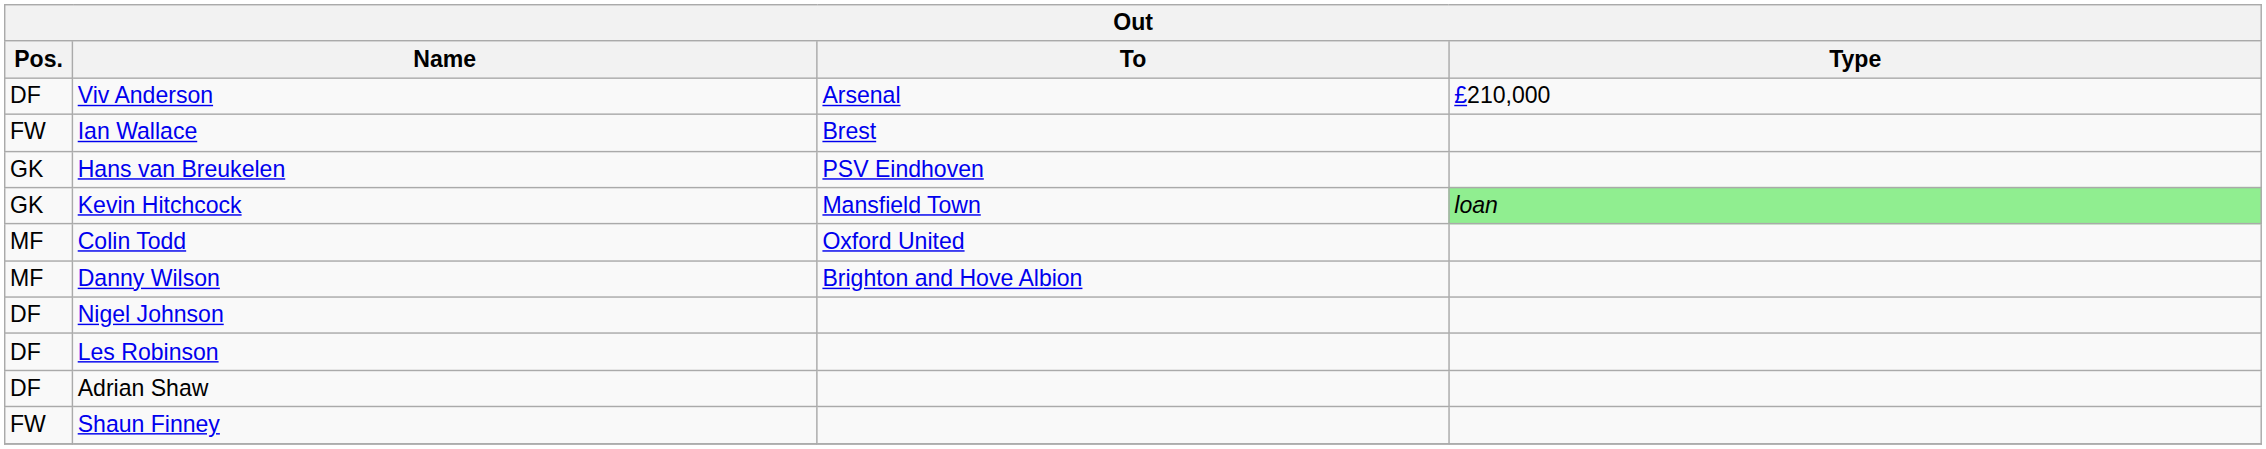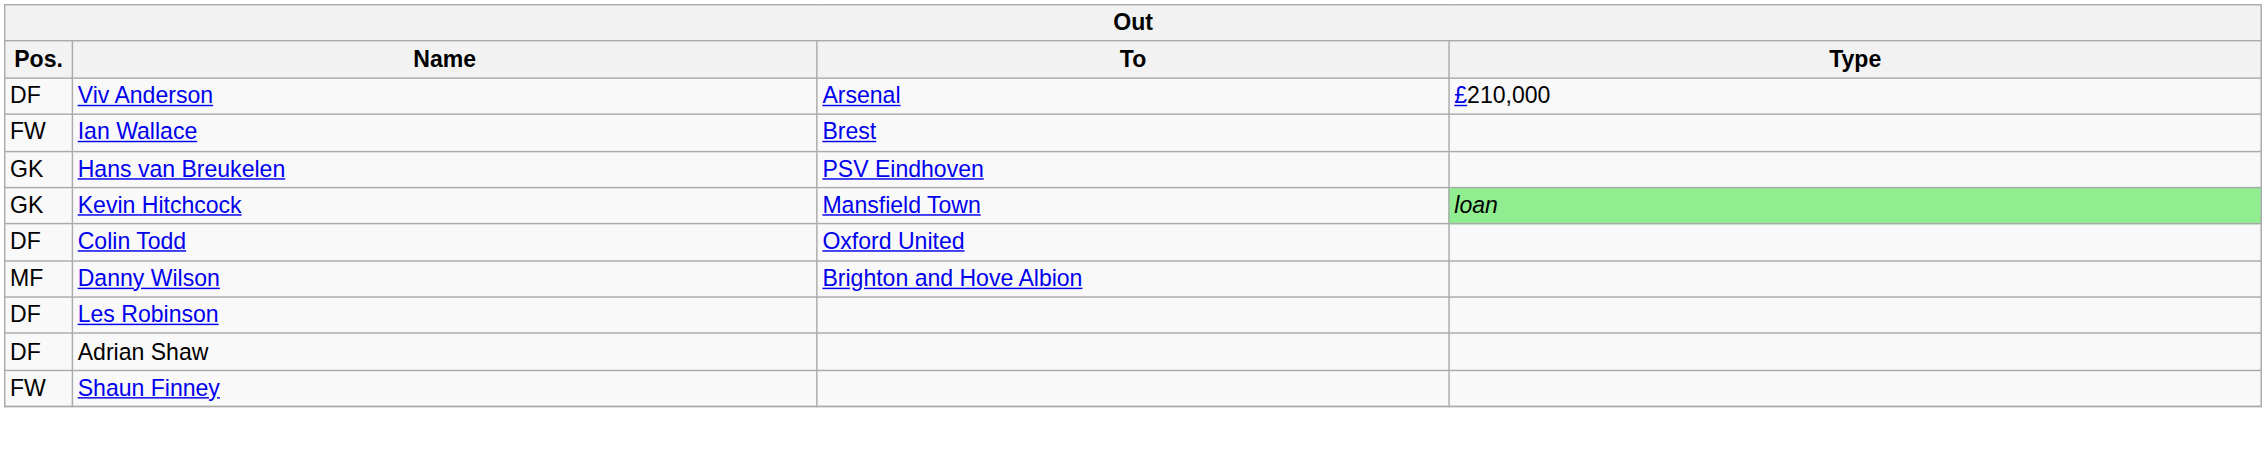(27, 242) MF -> (25, 242) DF
- row: (151, 315)
